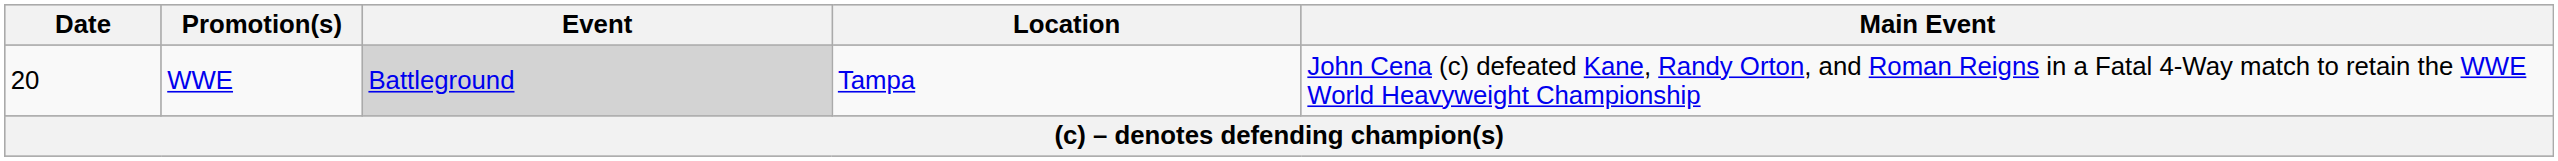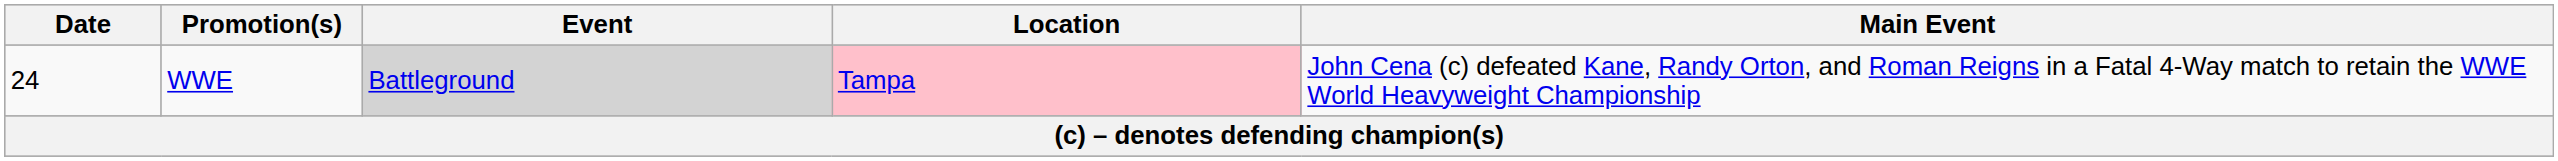(25, 80) 20 -> (25, 80) 24
(877, 80) no background -> (877, 80) pink background
